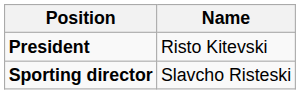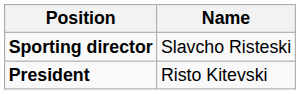rows swapped: (49, 46) <-> (81, 74)
